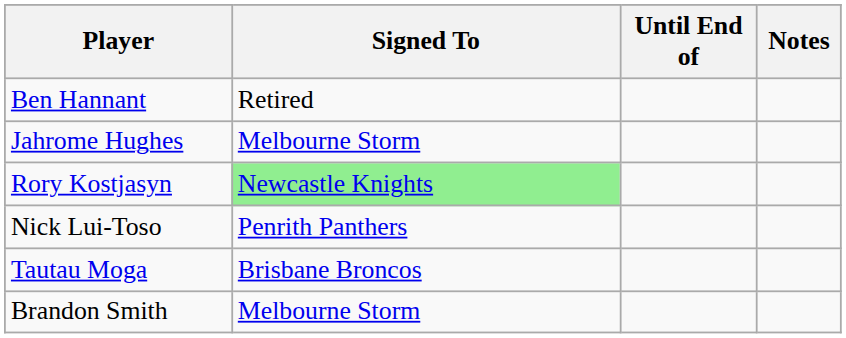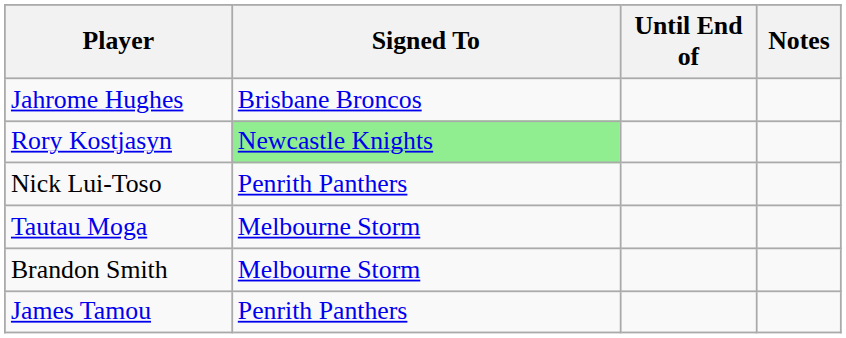- row: (79, 99)
(329, 141) Melbourne Storm -> (330, 99) Brisbane Broncos
(330, 269) Brisbane Broncos -> (329, 226) Melbourne Storm
+ row: (81, 311)
